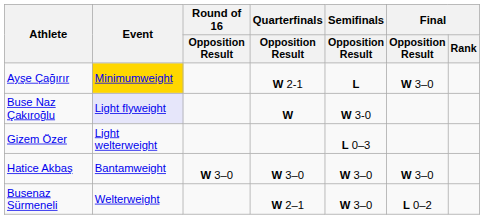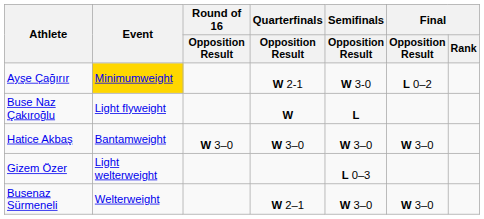(356, 85) L -> (356, 85) W 3-0
(417, 85) W 3–0 -> (417, 85) L 0–2
(130, 109) lavender background -> (130, 109) no background
(356, 115) W 3-0 -> (356, 115) L
rows swapped: (40, 169) <-> (37, 139)
(417, 206) L 0–2 -> (417, 206) W 3–0
